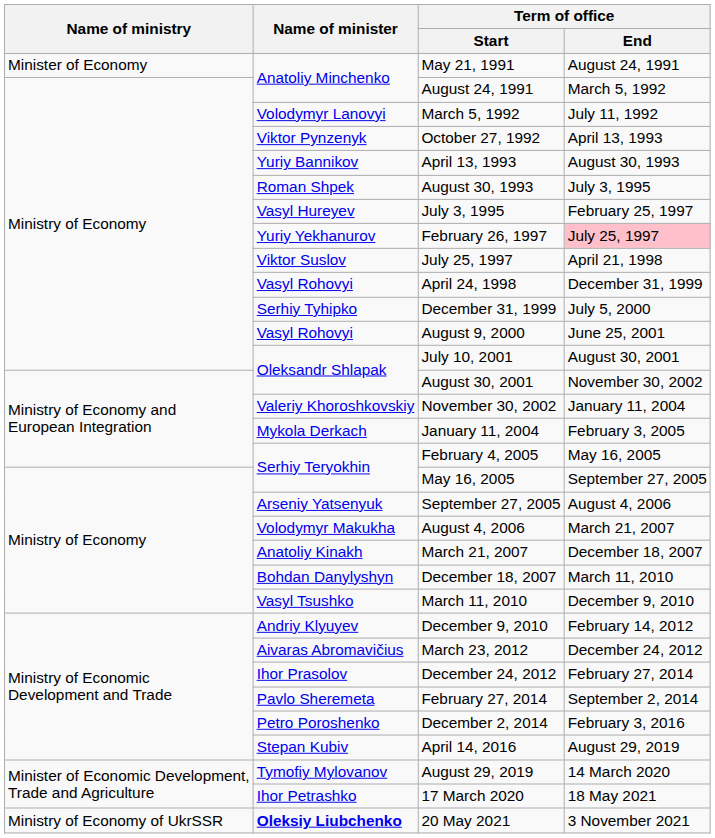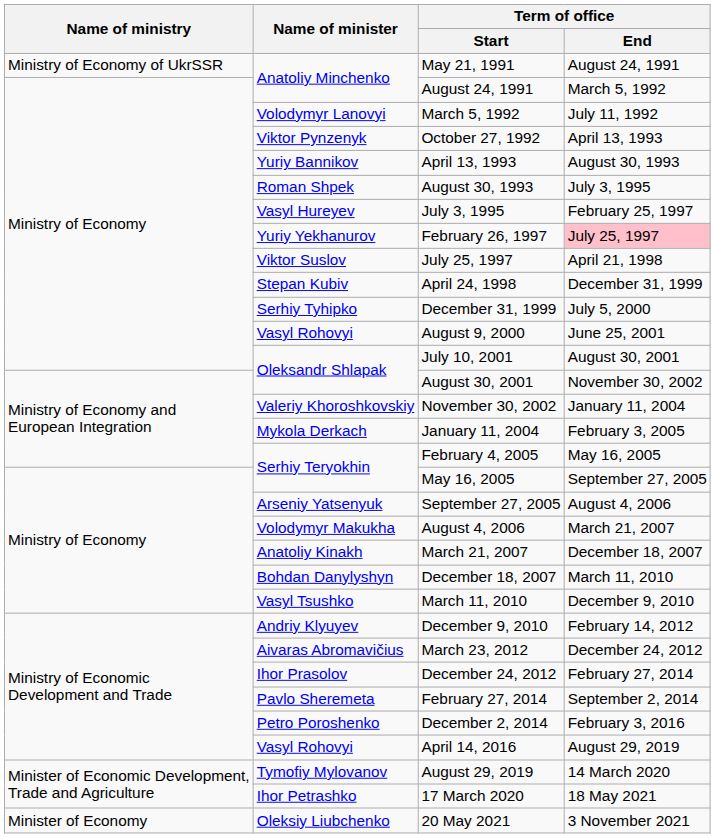(78, 65) Minister of Economy -> (116, 65) Ministry of Economy of UkrSSR
(305, 284) Vasyl Rohovyi -> (302, 284) Stepan Kubiv
(302, 747) Stepan Kubiv -> (305, 747) Vasyl Rohovyi
(116, 820) Ministry of Economy of UkrSSR -> (78, 820) Minister of Economy
(329, 820) bold -> (323, 820) normal
